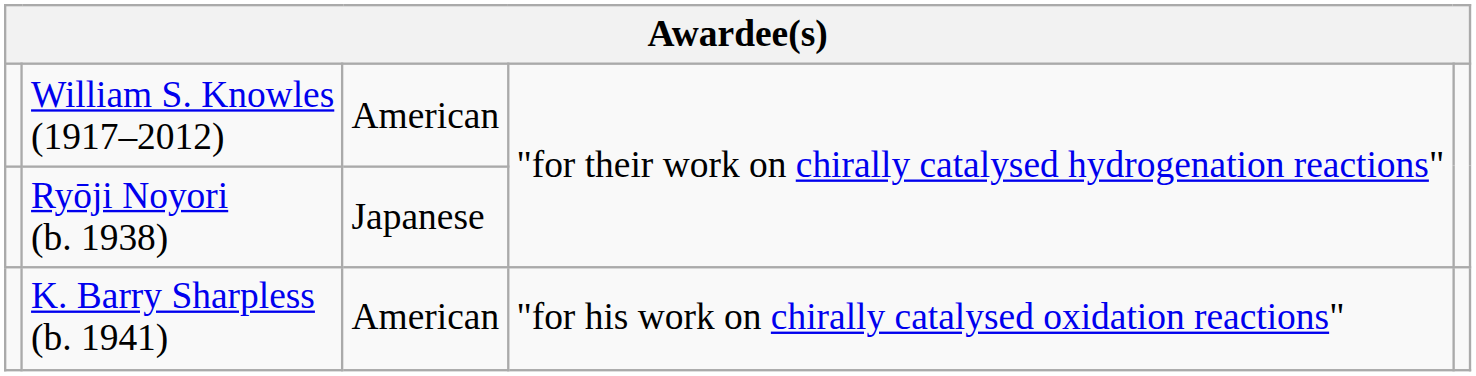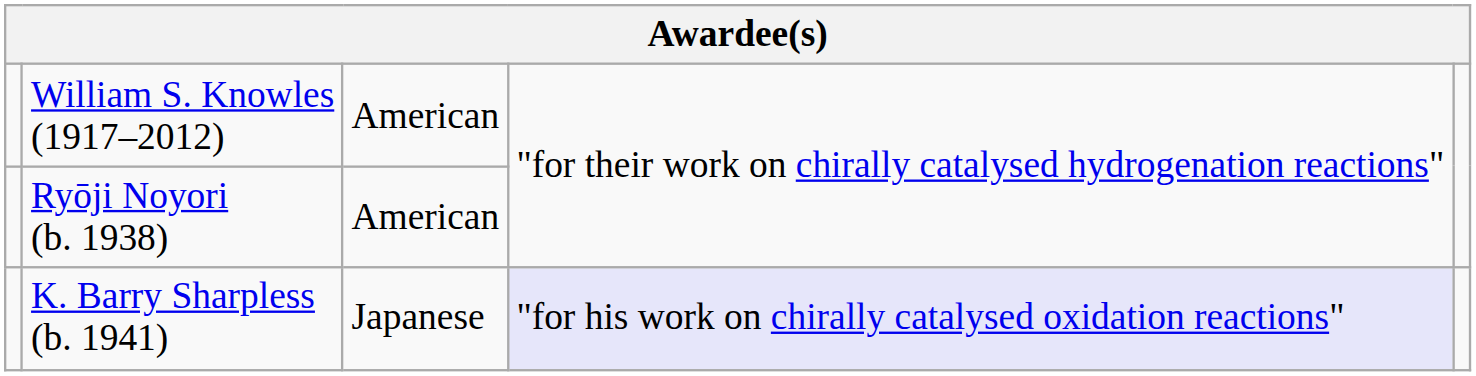(418, 216) Japanese -> (425, 216) American
(425, 317) American -> (418, 317) Japanese
(930, 317) no background -> (930, 317) lavender background
